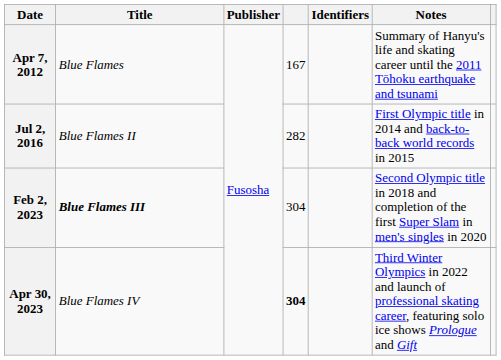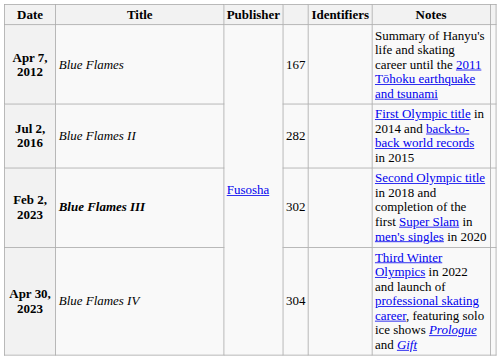(296, 207) 304 -> (296, 207) 302
(296, 301) bold -> (296, 301) normal
